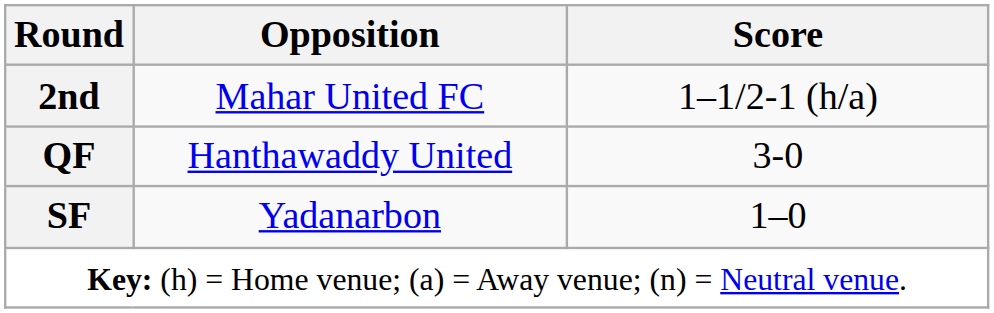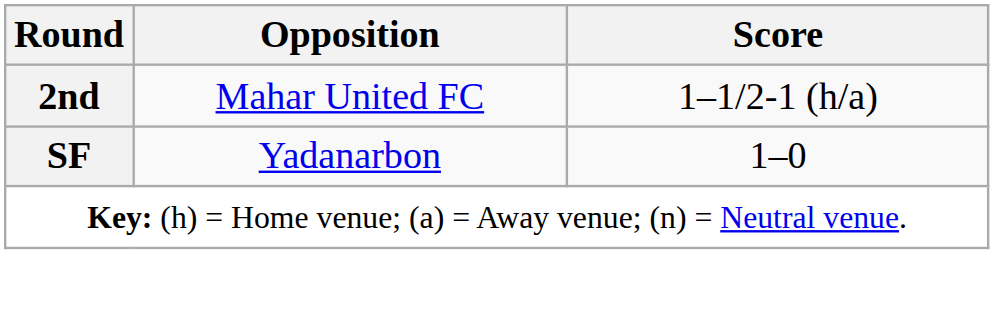- row: (69, 155)
